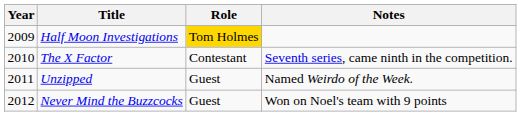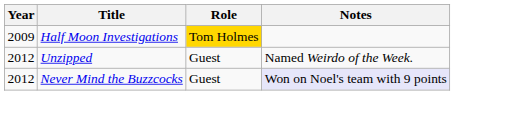- row: (76, 57)
(21, 79) 2011 -> (21, 57) 2012
(356, 100) no background -> (356, 79) lavender background
